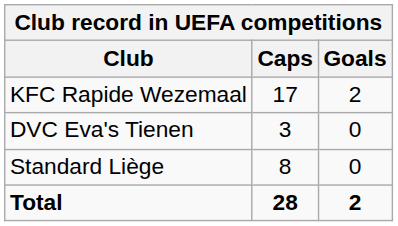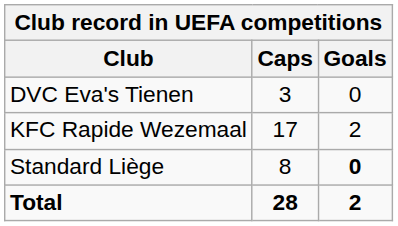rows swapped: (128, 94) <-> (102, 130)
(355, 166) normal -> (355, 166) bold
